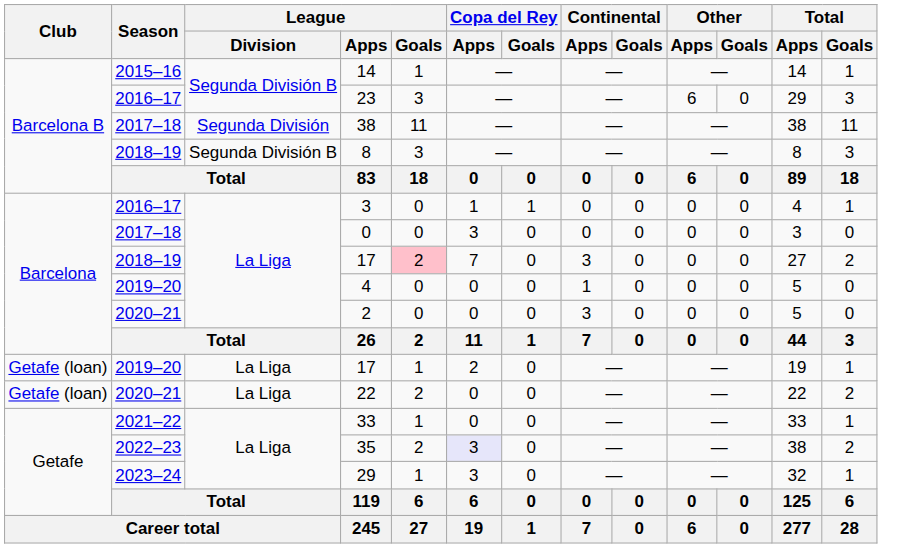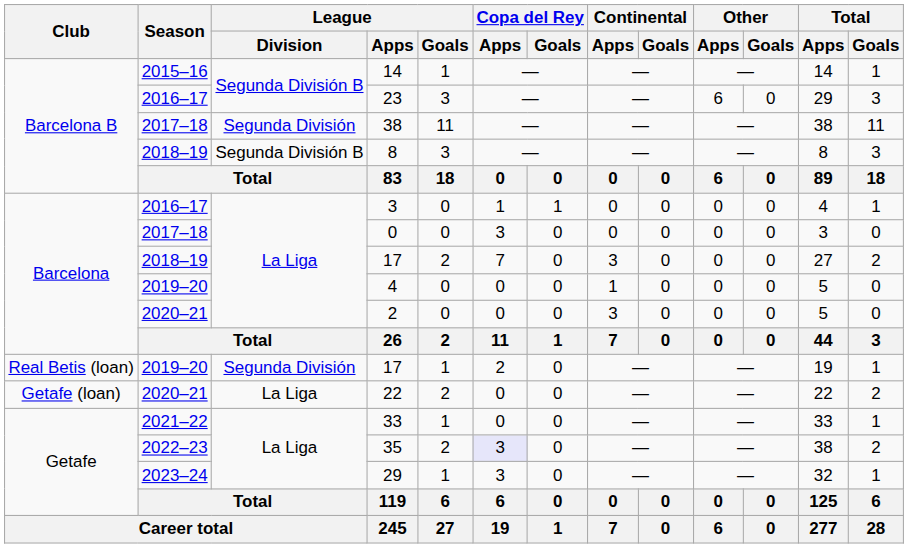(419, 260) pink background -> (445, 260) no background
(58, 367) Getafe (loan) -> (71, 367) Real Betis (loan)
(263, 367) La Liga -> (289, 367) Segunda División
